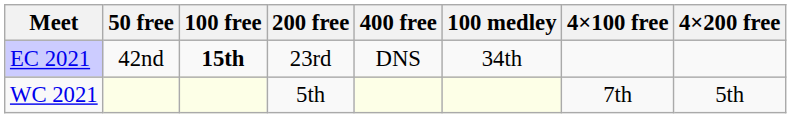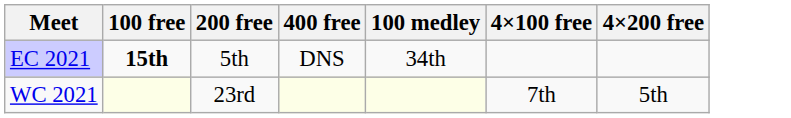- column: (141, 22)
(311, 58) 23rd -> (234, 58) 5th
(311, 94) 5th -> (234, 94) 23rd
